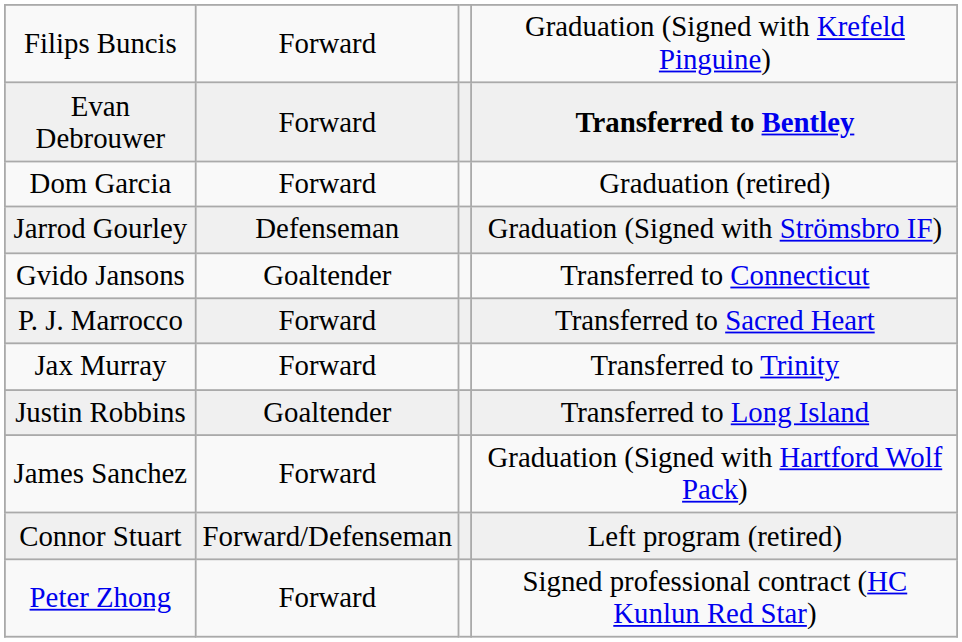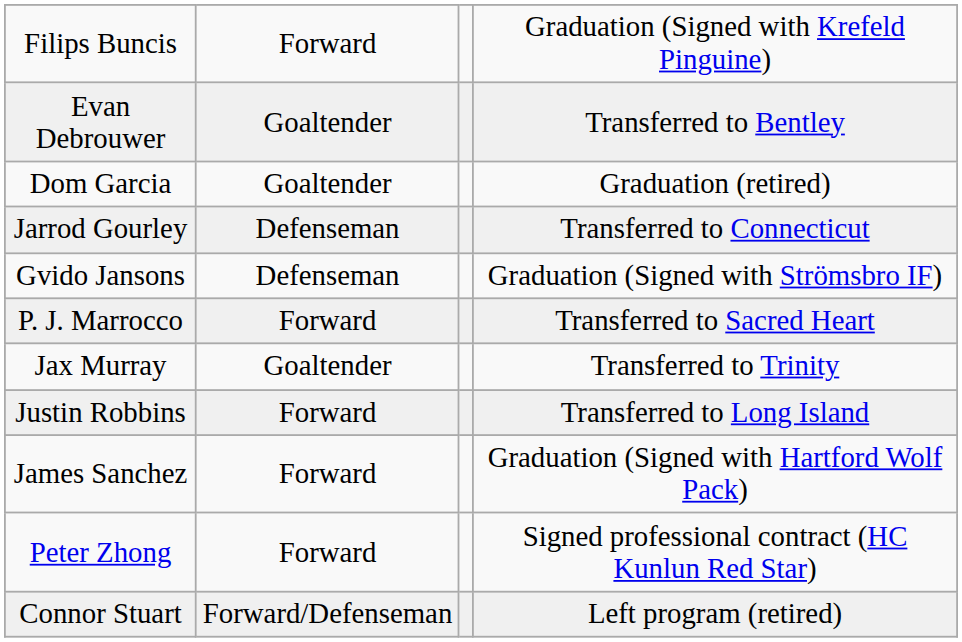(327, 121) Forward -> (328, 121) Goaltender
(715, 121) bold -> (715, 121) normal
(327, 183) Forward -> (328, 183) Goaltender
(715, 229) Graduation (Signed with Strömsbro IF) -> (715, 229) Transferred to Connecticut
(327, 274) Goaltender -> (328, 274) Defenseman
(715, 274) Transferred to Connecticut -> (715, 274) Graduation (Signed with Strömsbro IF)
(327, 366) Forward -> (328, 366) Goaltender
(327, 411) Goaltender -> (328, 411) Forward
rows swapped: (100, 535) <-> (100, 597)
